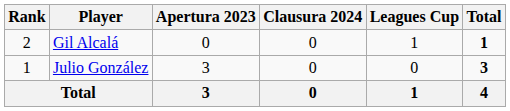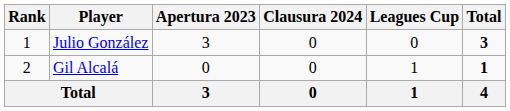rows swapped: (101, 67) <-> (86, 42)
